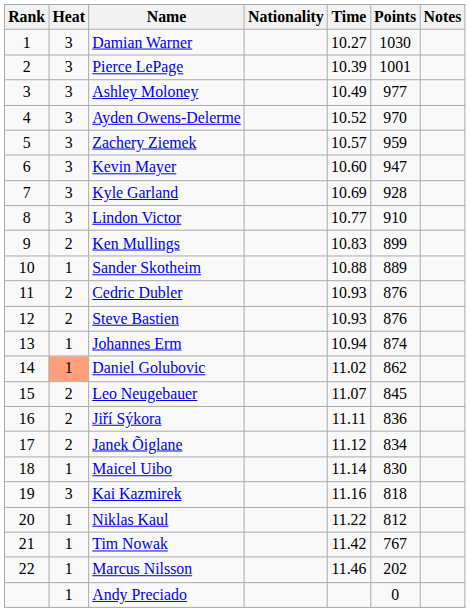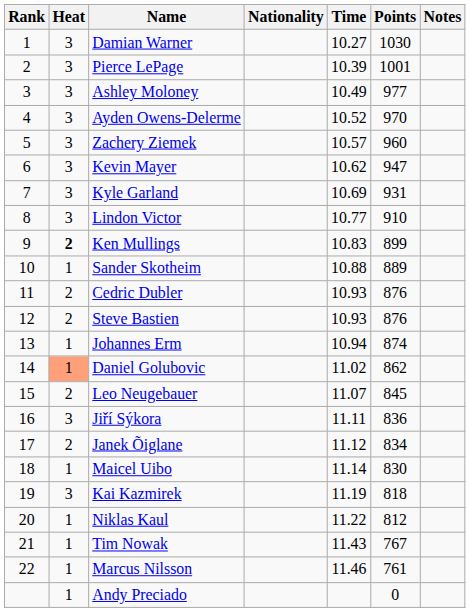(395, 142) 959 -> (395, 142) 960
(349, 167) 10.60 -> (349, 167) 10.62
(395, 192) 928 -> (395, 192) 931
(69, 243) normal -> (69, 243) bold
(69, 419) 2 -> (69, 419) 3
(349, 494) 11.16 -> (349, 494) 11.19
(349, 544) 11.42 -> (349, 544) 11.43
(395, 569) 202 -> (395, 569) 761
